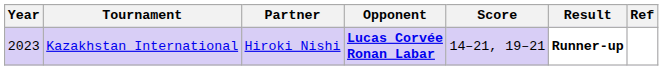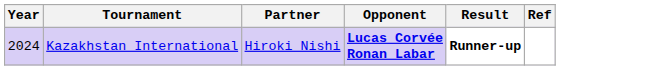- column: (497, 15)
(24, 46) 2023 -> (24, 46) 2024
